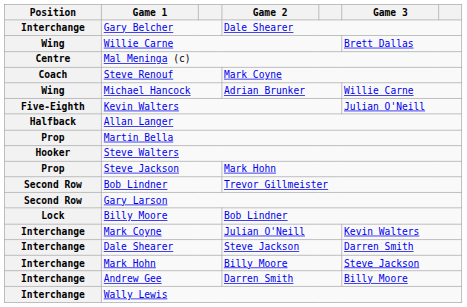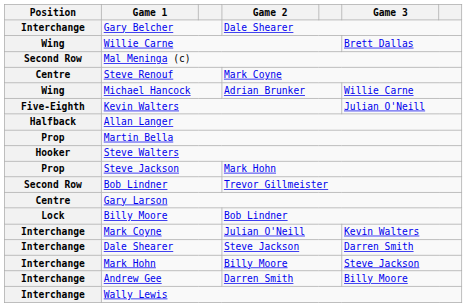(53, 59) Centre -> (53, 59) Second Row
(53, 75) Coach -> (53, 75) Centre
(53, 200) Second Row -> (53, 200) Centre
